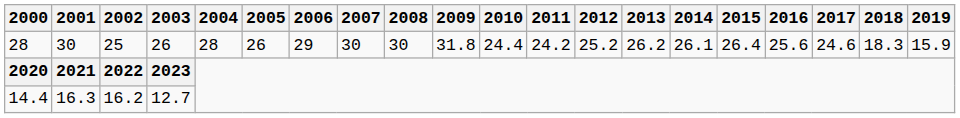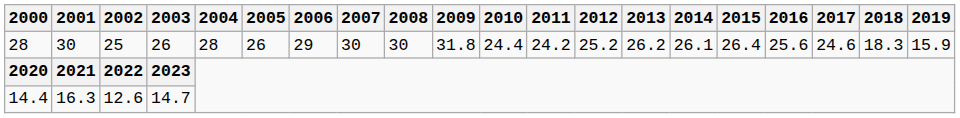(123, 99) 16.2 -> (123, 99) 12.6
(171, 99) 12.7 -> (171, 99) 14.7
